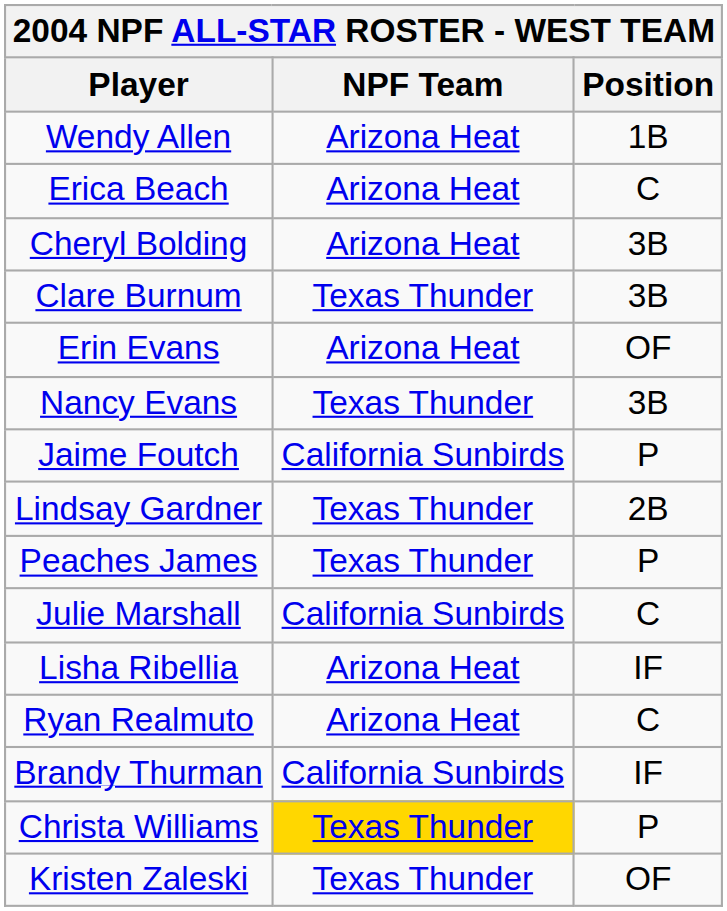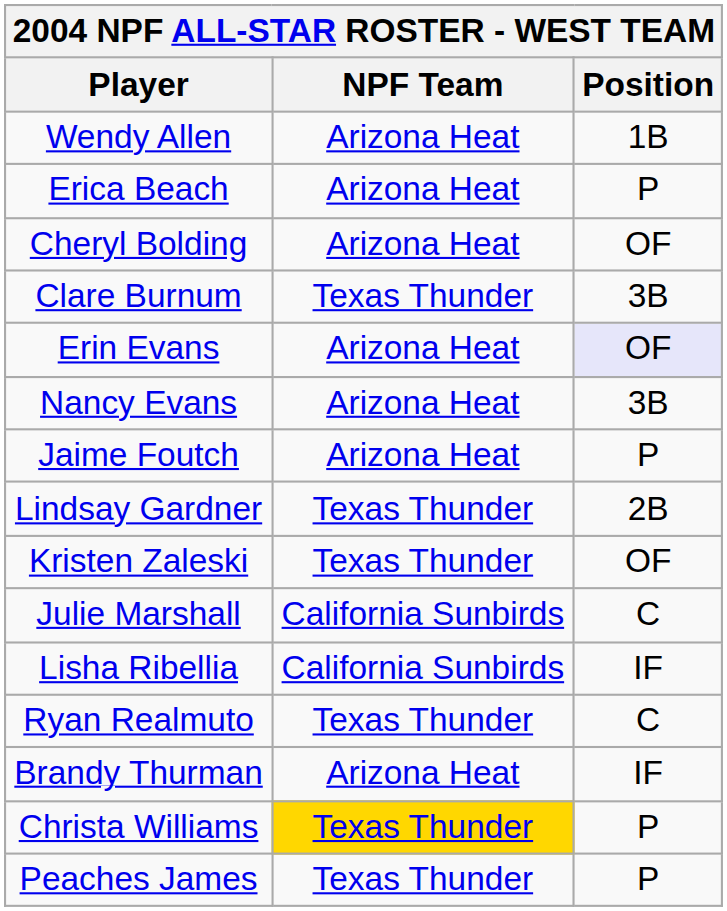(648, 190) C -> (648, 190) P
(648, 243) 3B -> (648, 243) OF
(648, 349) no background -> (648, 349) lavender background
(423, 402) Texas Thunder -> (423, 402) Arizona Heat
(423, 455) California Sunbirds -> (423, 455) Arizona Heat
rows swapped: (139, 561) <-> (139, 879)
(423, 667) Arizona Heat -> (423, 667) California Sunbirds
(423, 720) Arizona Heat -> (423, 720) Texas Thunder
(423, 773) California Sunbirds -> (423, 773) Arizona Heat
